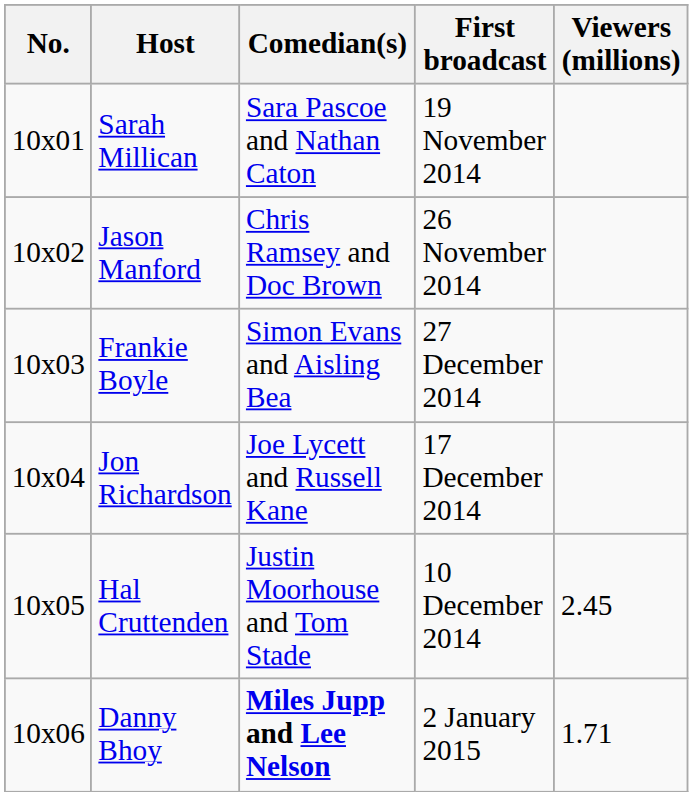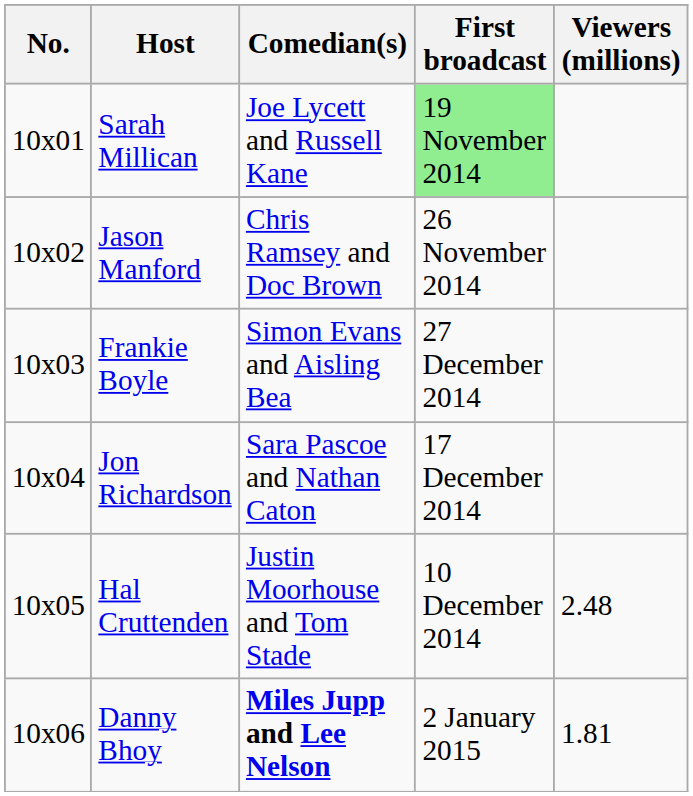(316, 140) Sara Pascoe and Nathan Caton -> (314, 140) Joe Lycett and Russell Kane
(484, 140) no background -> (484, 140) lightgreen background
(314, 476) Joe Lycett and Russell Kane -> (316, 476) Sara Pascoe and Nathan Caton
(587, 605) 2.45 -> (587, 605) 2.48
(587, 734) 1.71 -> (587, 734) 1.81
